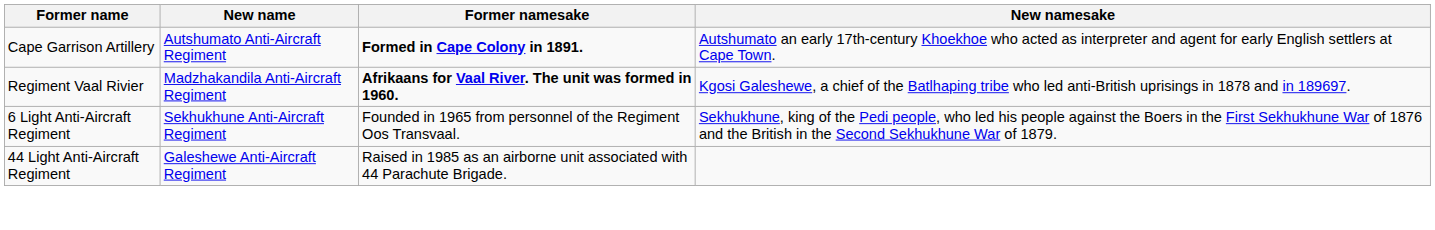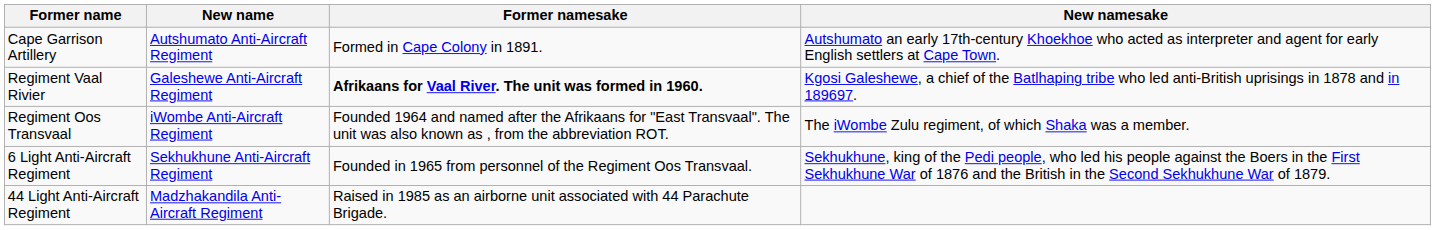(473, 47) bold -> (438, 47) normal
(252, 86) Madzhakandila Anti-Aircraft Regiment -> (226, 86) Galeshewe Anti-Aircraft Regiment
+ row: (54, 126)
(240, 165) Galeshewe Anti-Aircraft Regiment -> (216, 205) Madzhakandila Anti-Aircraft Regiment
